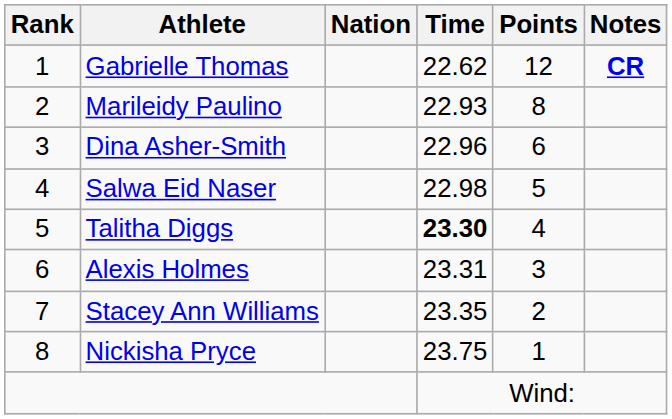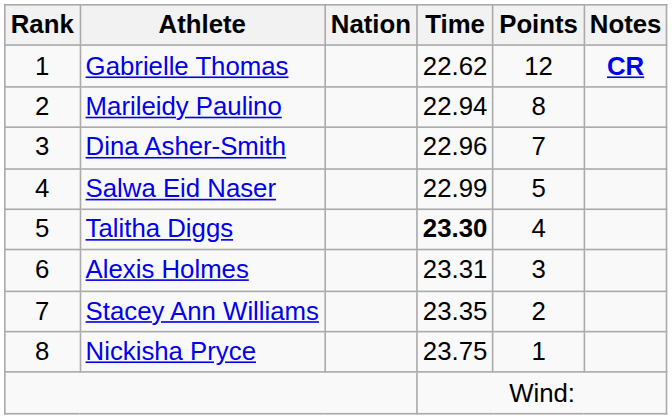(455, 106) 22.93 -> (455, 106) 22.94
(539, 147) 6 -> (539, 147) 7
(455, 188) 22.98 -> (455, 188) 22.99
